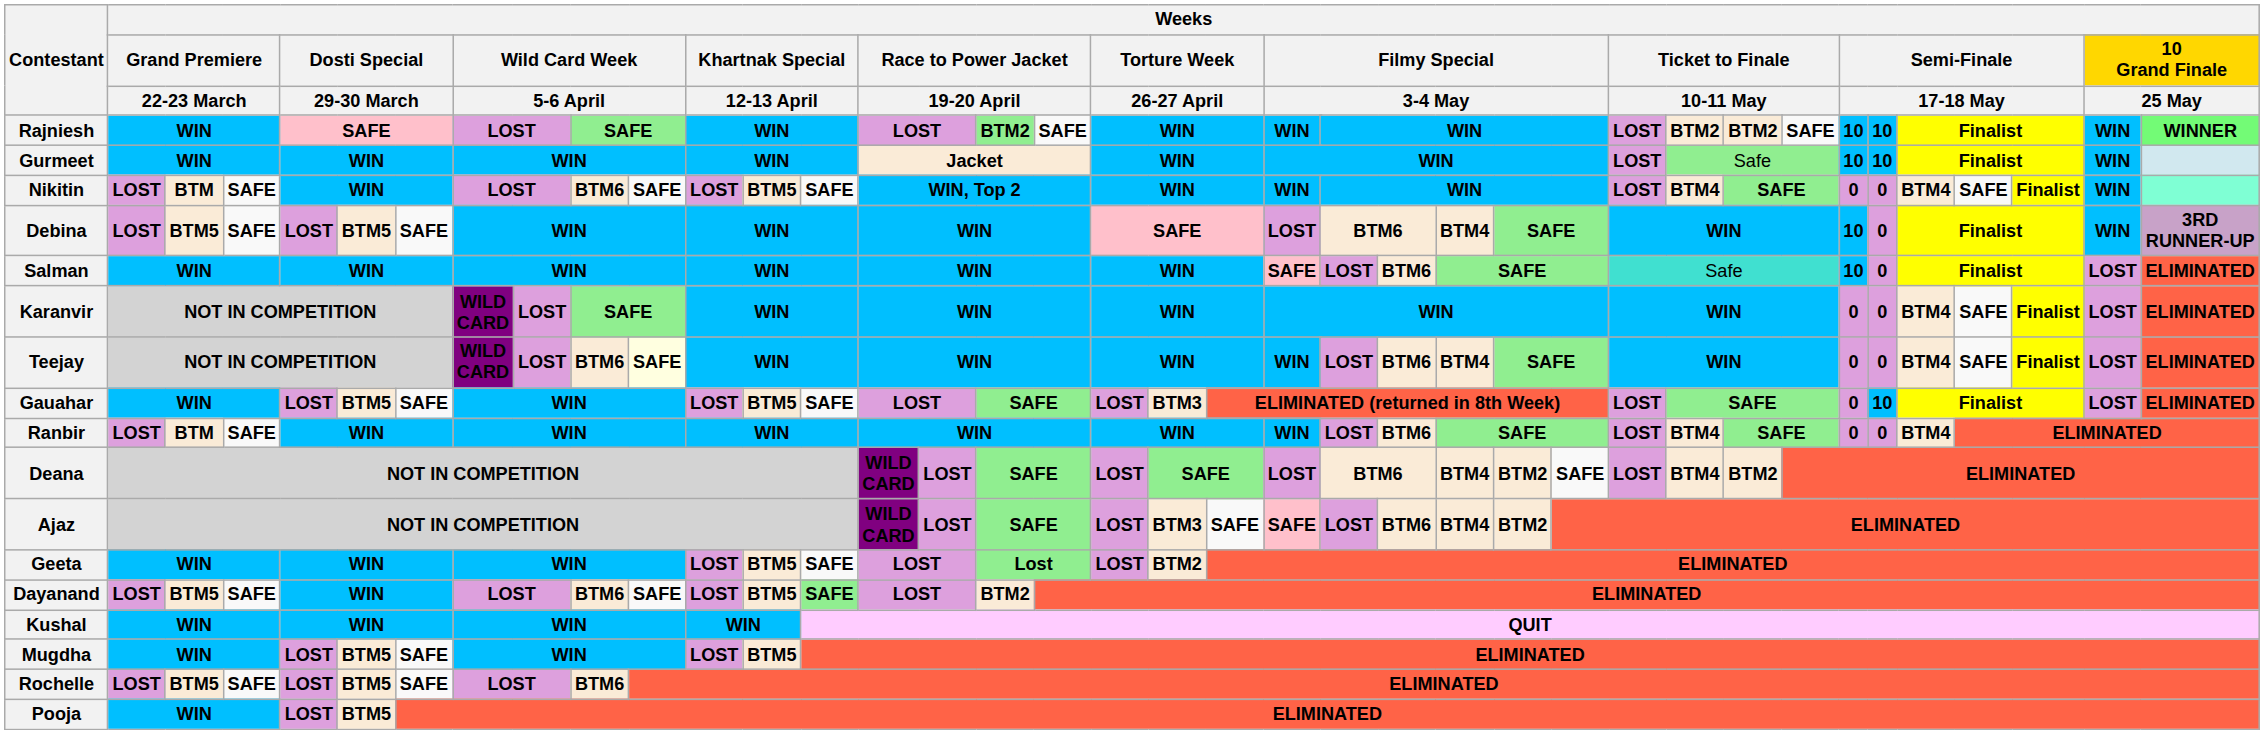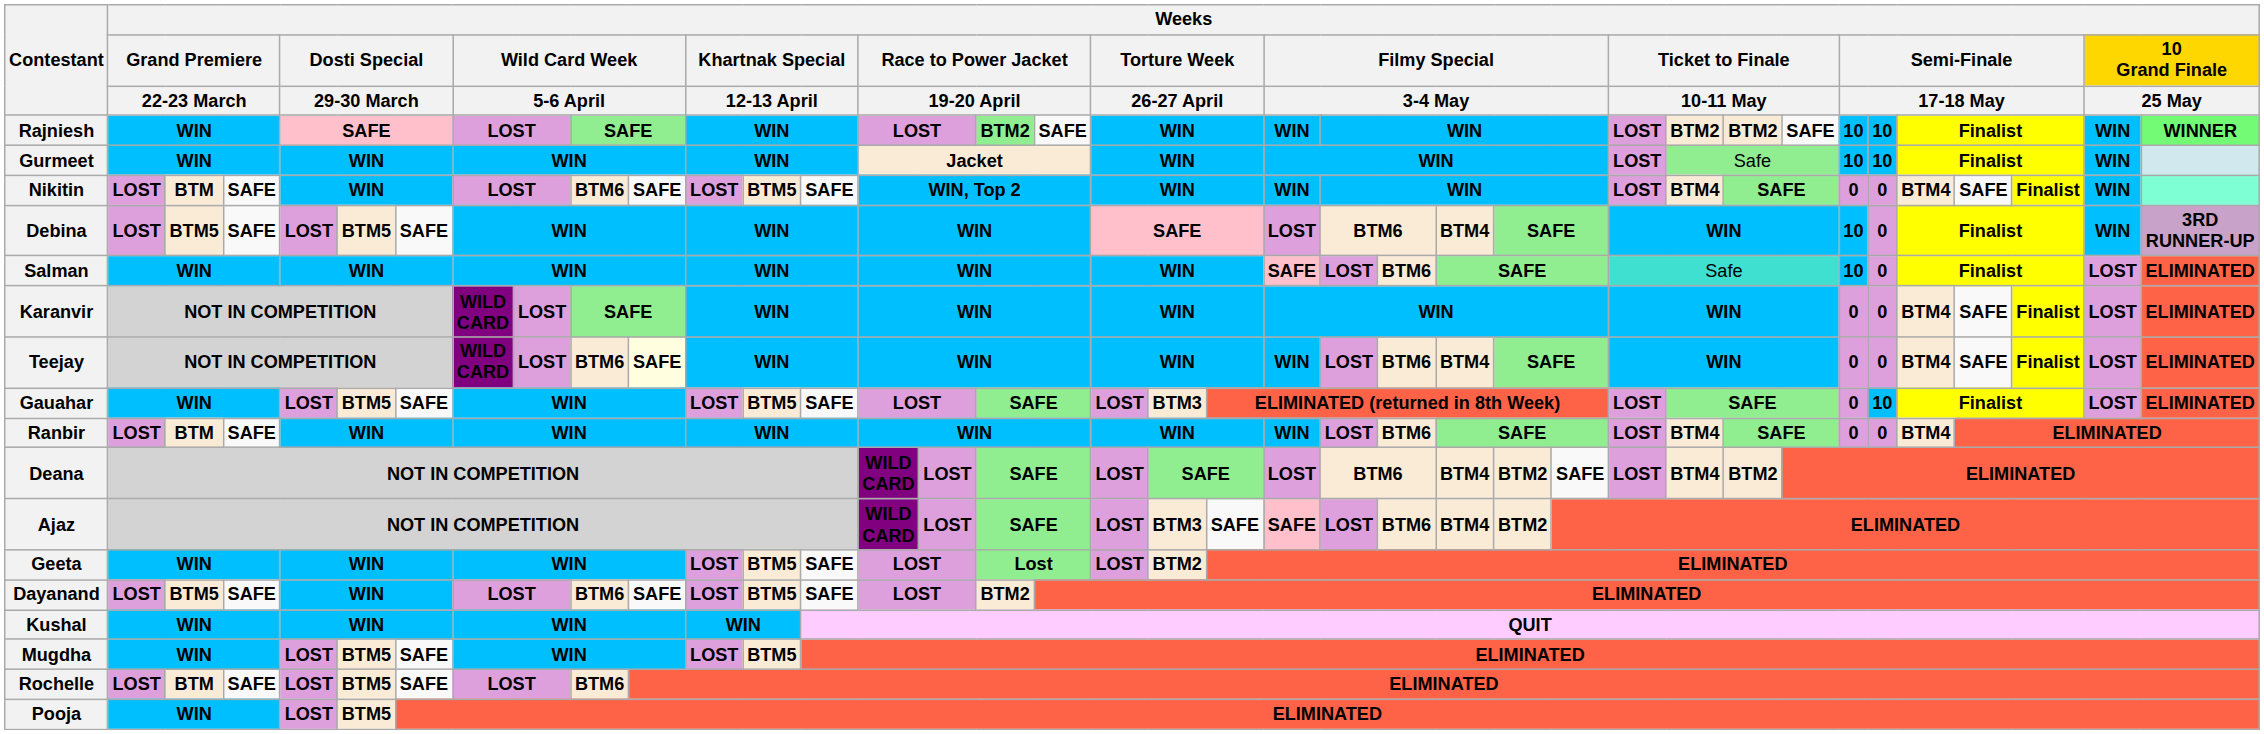(829, 595) lightgreen background -> (829, 595) no background
(194, 684) BTM5 -> (194, 684) BTM
